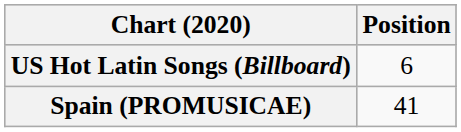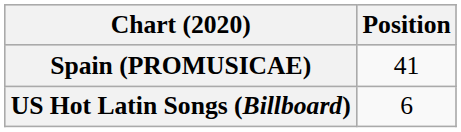rows swapped: (181, 106) <-> (181, 65)
